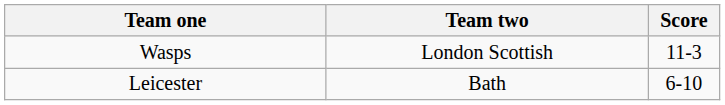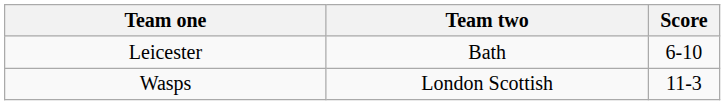rows swapped: (165, 52) <-> (165, 83)
